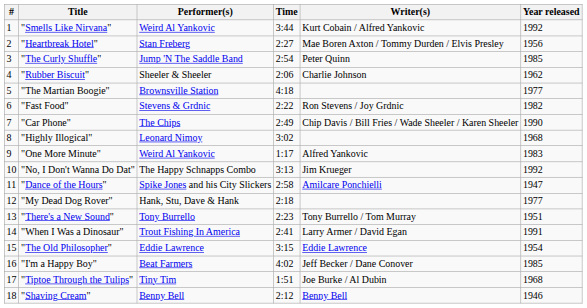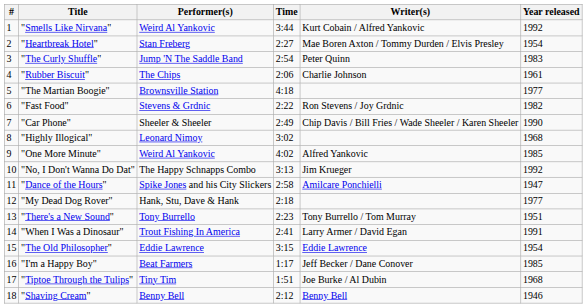(533, 43) 1956 -> (533, 43) 1954
(533, 59) 1985 -> (533, 59) 1983
(175, 75) Sheeler & Sheeler -> (160, 75) The Chips
(533, 75) 1962 -> (533, 75) 1961
(160, 122) The Chips -> (175, 122) Sheeler & Sheeler
(285, 153) 1:17 -> (285, 153) 4:02
(533, 153) 1983 -> (533, 153) 1985
(285, 264) 4:02 -> (285, 264) 1:17
